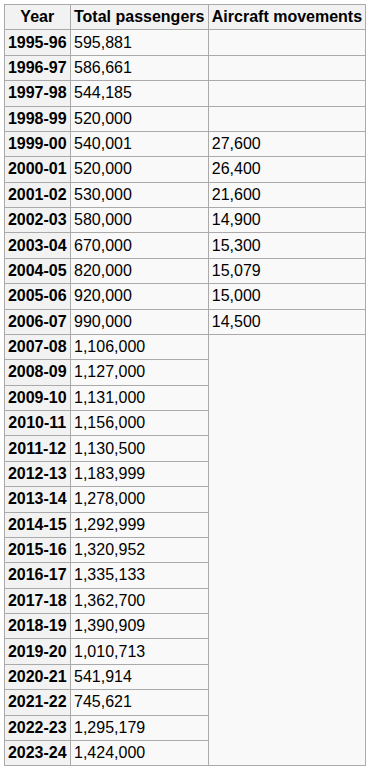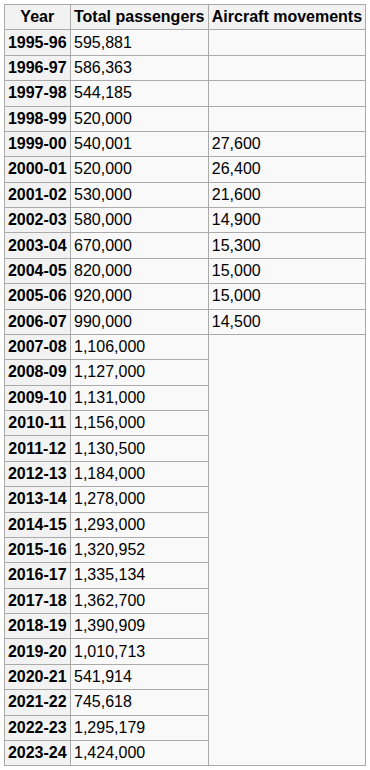(103, 67) 586,661 -> (103, 67) 586,363
(236, 270) 15,079 -> (236, 270) 15,000
(110, 473) 1,183,999 -> (110, 473) 1,184,000
(110, 524) 1,292,999 -> (110, 524) 1,293,000
(110, 575) 1,335,133 -> (110, 575) 1,335,134
(103, 702) 745,621 -> (103, 702) 745,618
